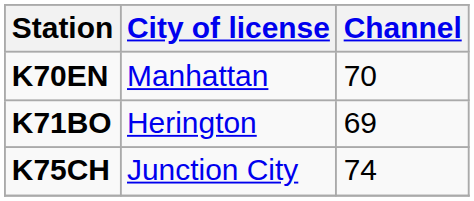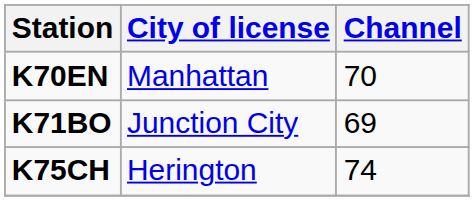(192, 123) Herington -> (213, 123) Junction City
(213, 170) Junction City -> (192, 170) Herington
